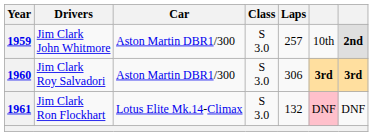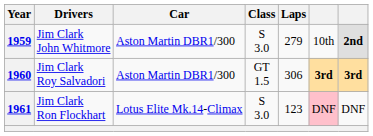(294, 41) 257 -> (294, 41) 279
(262, 75) S 3.0 -> (262, 75) GT 1.5
(294, 109) 132 -> (294, 109) 123
